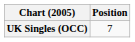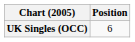(110, 28) 7 -> (110, 28) 6
